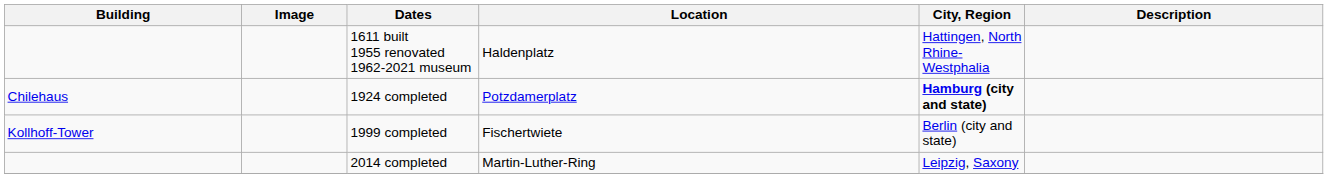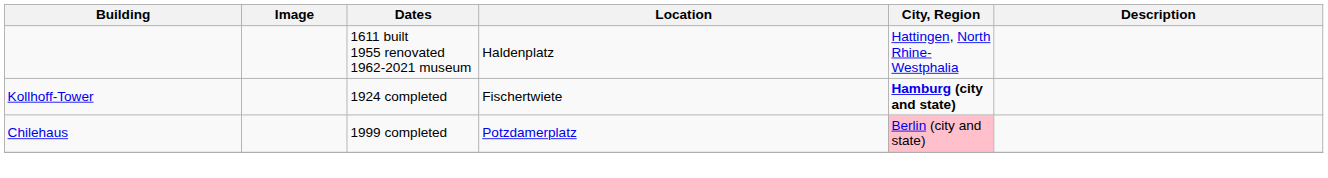(38, 96) Chilehaus -> (51, 96) Kollhoff-Tower
(529, 96) Potzdamerplatz -> (522, 96) Fischertwiete
(51, 133) Kollhoff-Tower -> (38, 133) Chilehaus
(522, 133) Fischertwiete -> (529, 133) Potzdamerplatz
(967, 133) no background -> (936, 133) pink background
- row: (399, 162)
